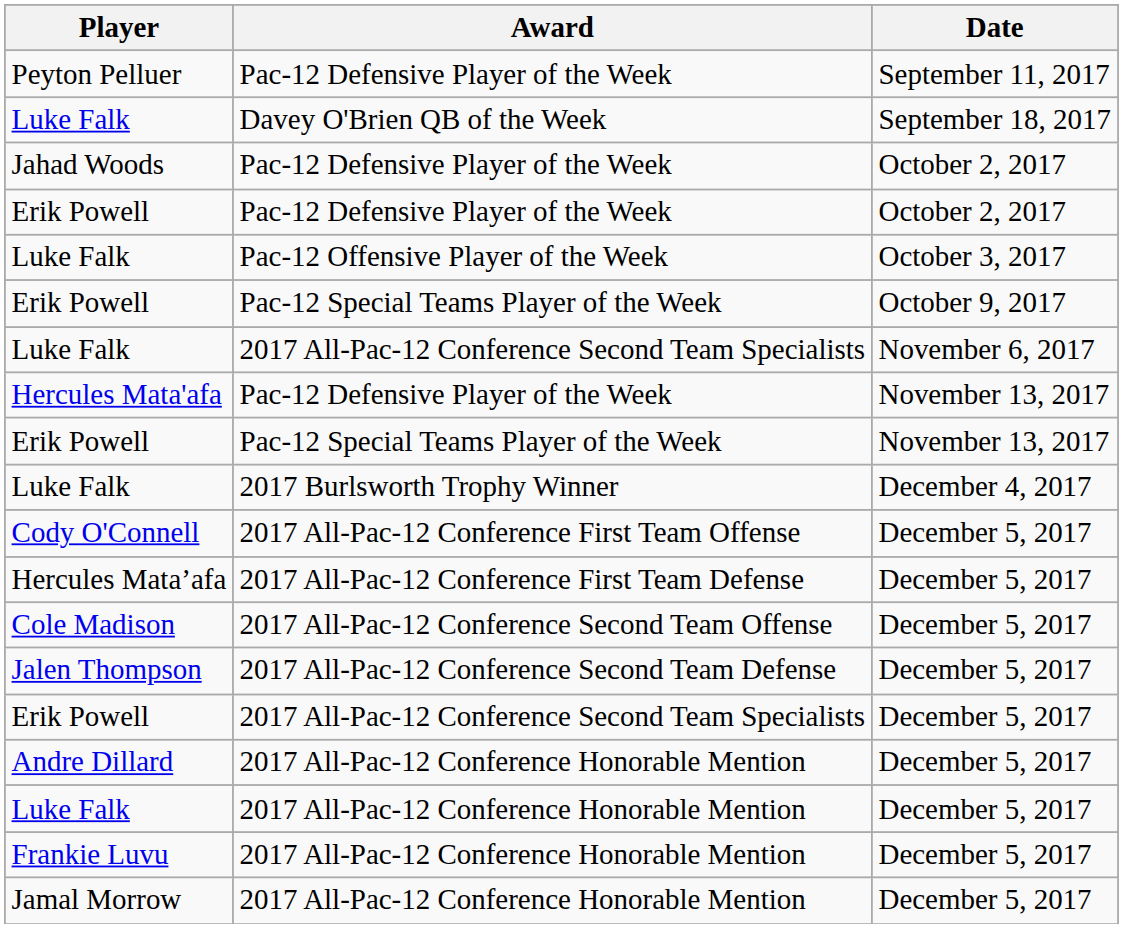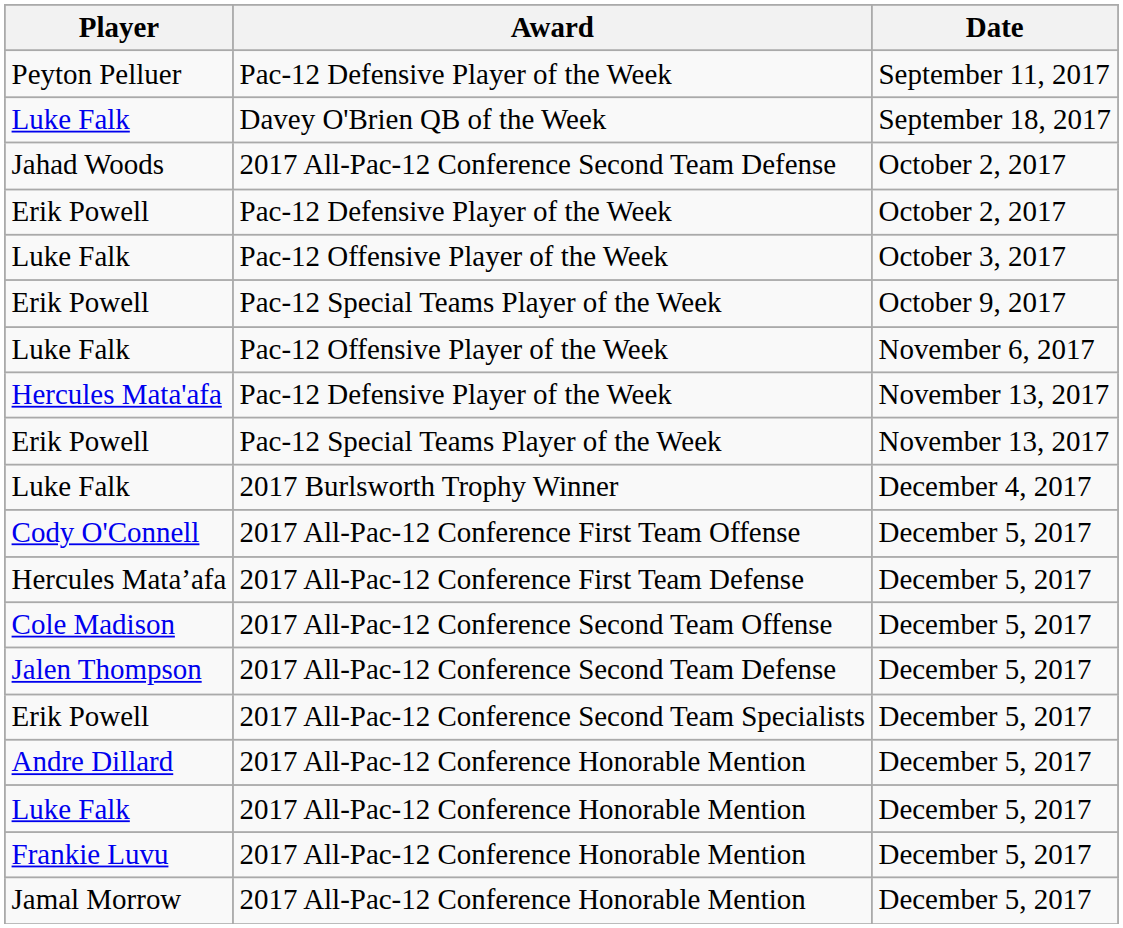(456, 165) Pac-12 Defensive Player of the Week -> (538, 165) 2017 All-Pac-12 Conference Second Team Defense
(552, 348) 2017 All-Pac-12 Conference Second Team Specialists -> (454, 348) Pac-12 Offensive Player of the Week
